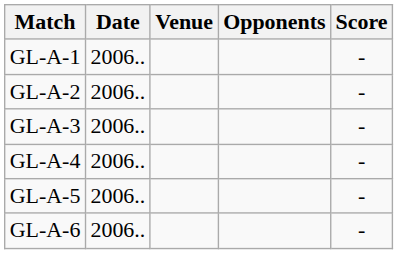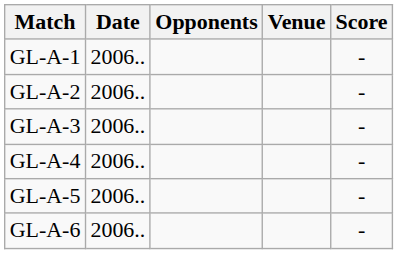columns swapped: (184, 21) <-> (274, 21)
